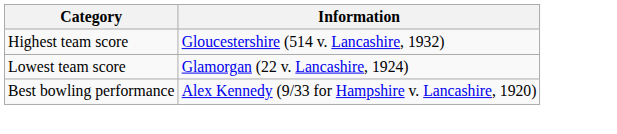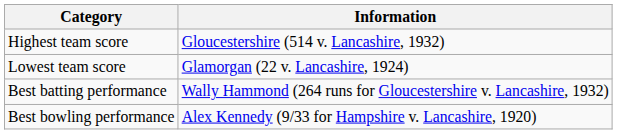+ row: (87, 91)
